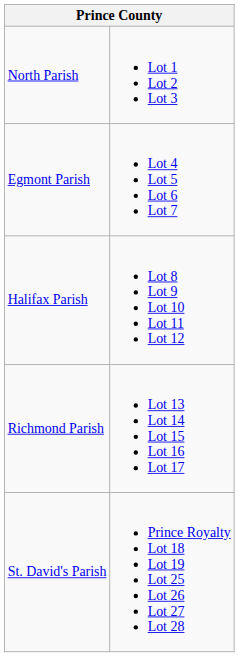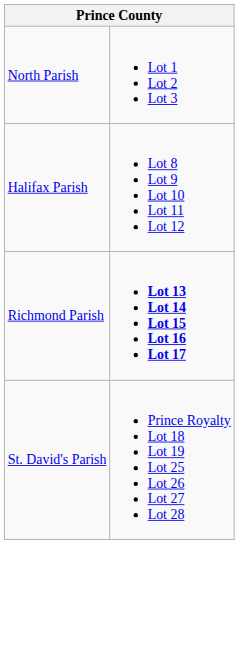- row: (49, 179)
(172, 436) normal -> (172, 324) bold
